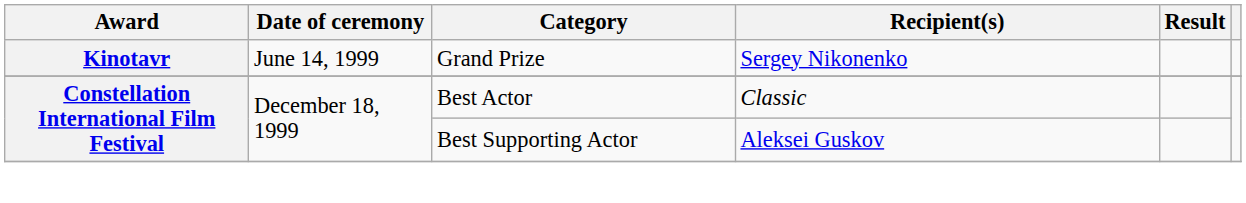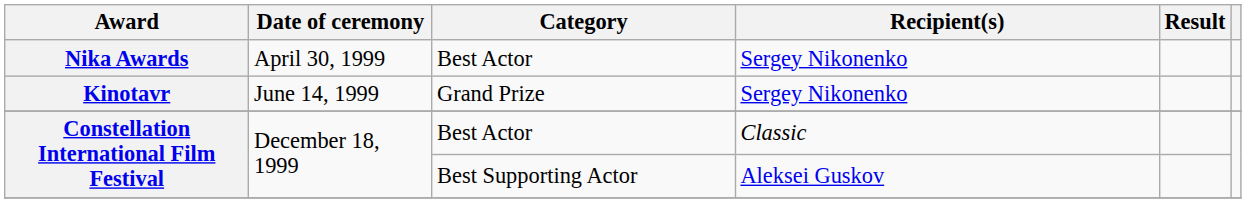+ row: (127, 57)
